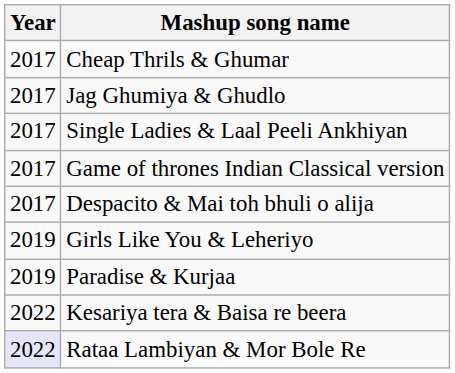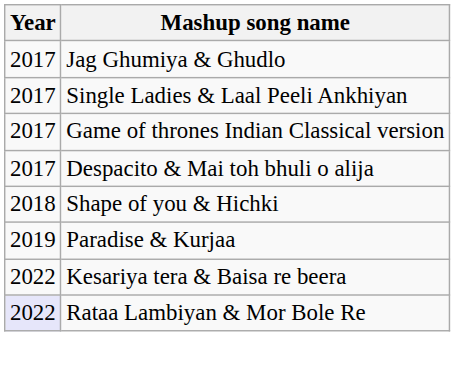- row: (178, 58)
+ row: (172, 204)
- row: (190, 240)
